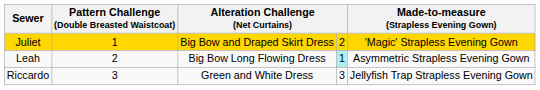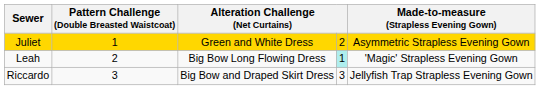(257, 42) Big Bow and Draped Skirt Dress -> (257, 42) Green and White Dress
(441, 42) 'Magic' Strapless Evening Gown -> (441, 42) Asymmetric Strapless Evening Gown
(441, 59) Asymmetric Strapless Evening Gown -> (441, 59) 'Magic' Strapless Evening Gown
(257, 76) Green and White Dress -> (257, 76) Big Bow and Draped Skirt Dress
